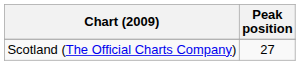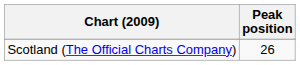(267, 49) 27 -> (267, 49) 26
